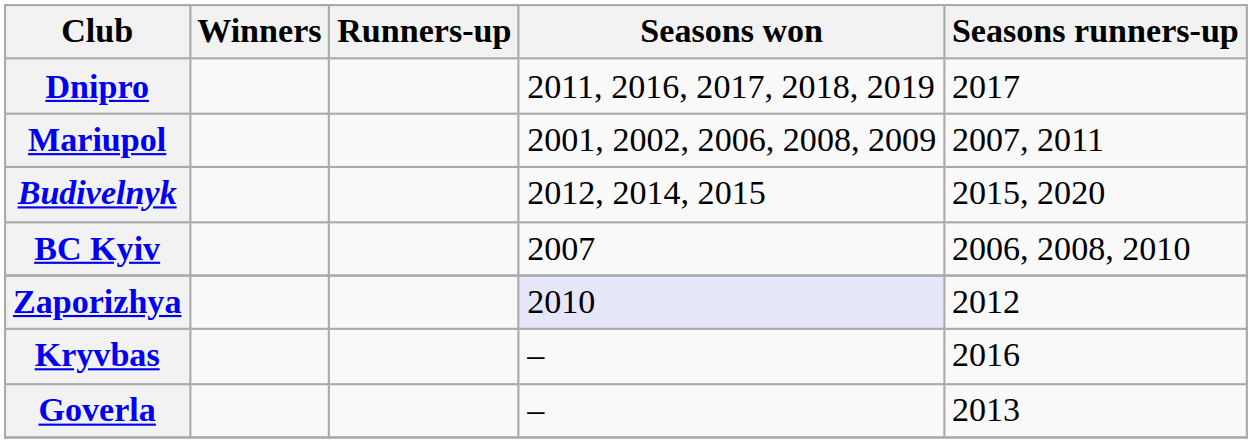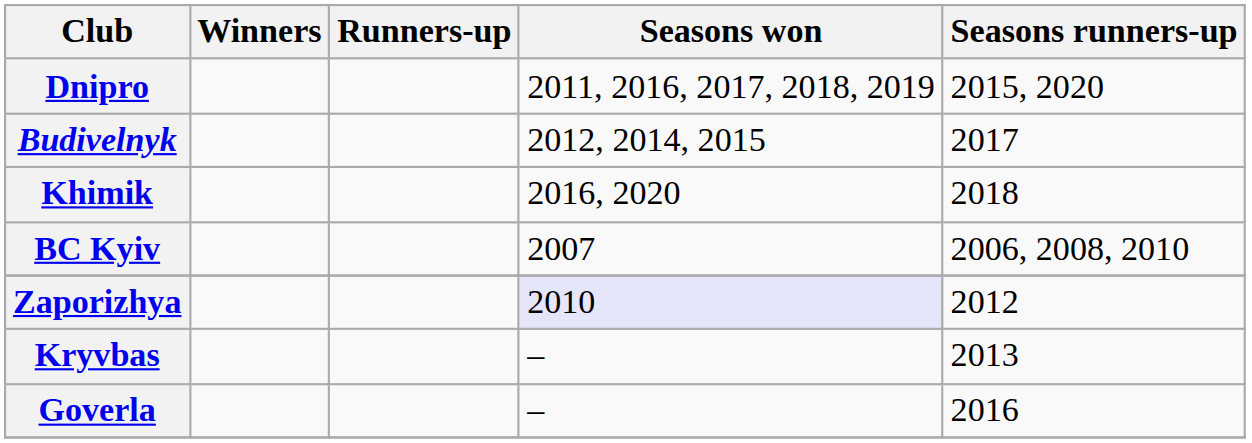(986, 85) 2017 -> (1027, 85) 2015, 2020
- row: (97, 139)
(1029, 193) 2015, 2020 -> (985, 139) 2017
+ row: (97, 193)
(986, 355) 2016 -> (985, 355) 2013
(986, 409) 2013 -> (985, 409) 2016
